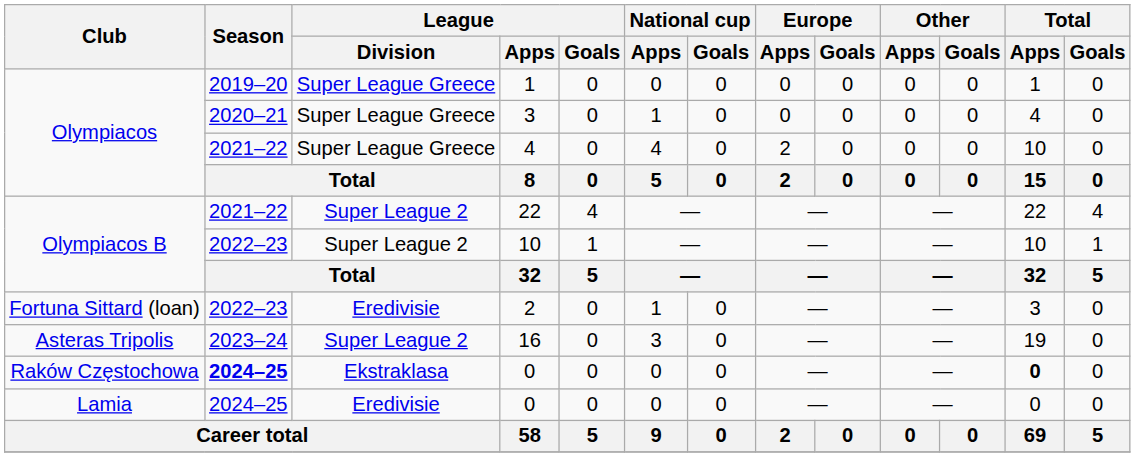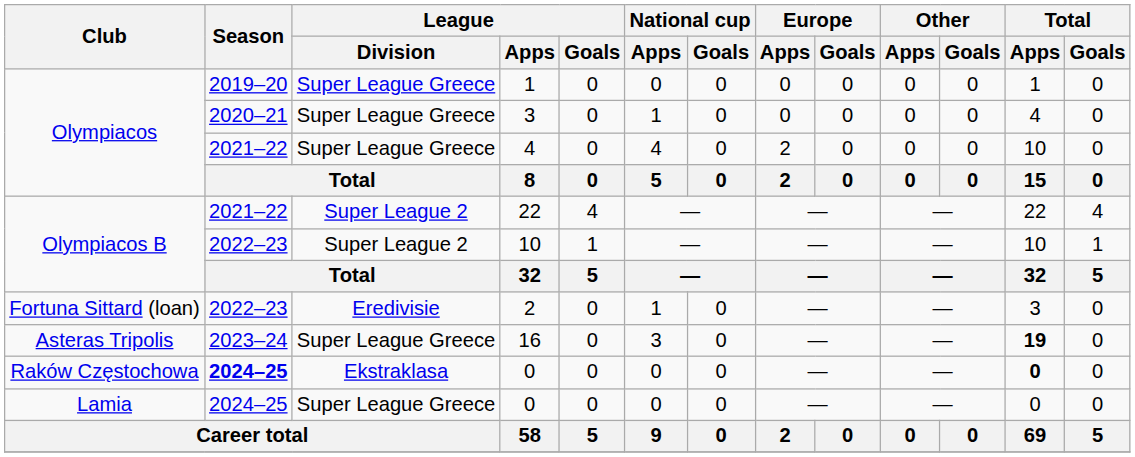(396, 340) Super League 2 -> (396, 340) Super League Greece
(1035, 340) normal -> (1035, 340) bold
(396, 404) Eredivisie -> (396, 404) Super League Greece
